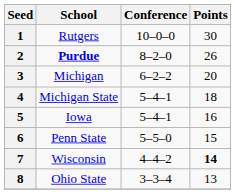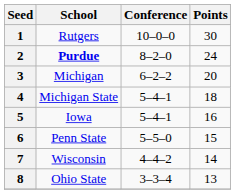(210, 55) 26 -> (210, 55) 24
(210, 158) bold -> (210, 158) normal
